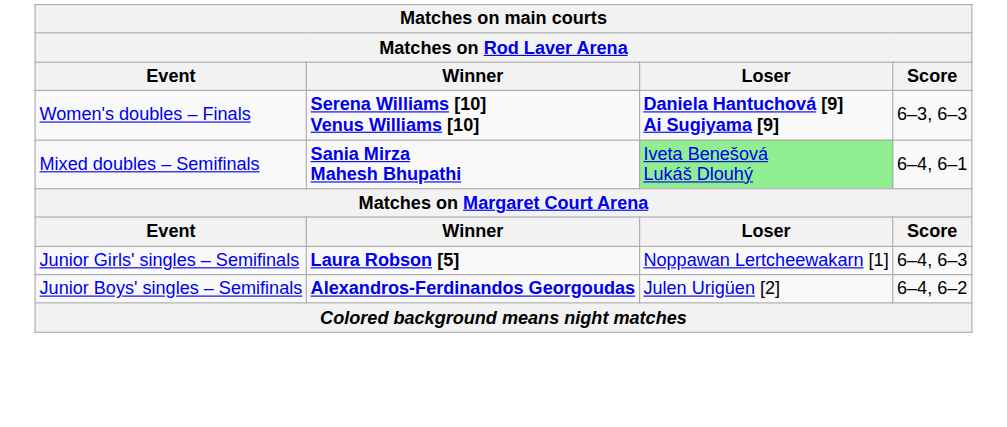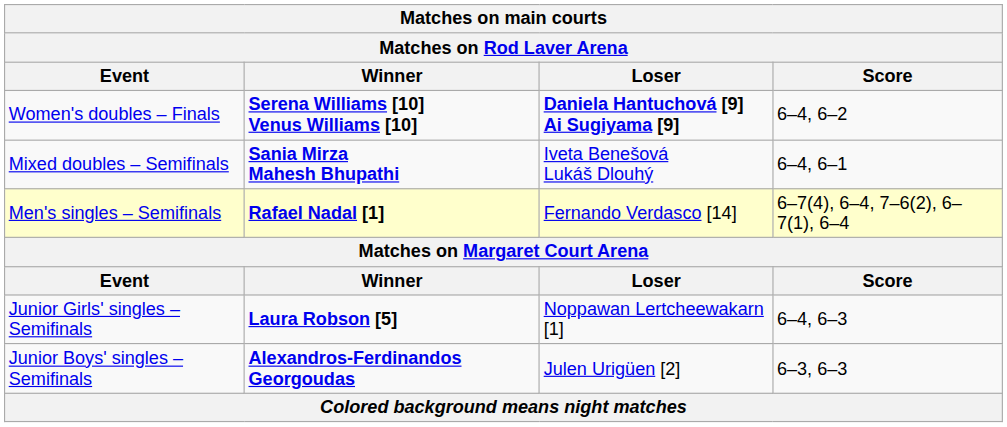(932, 115) 6–3, 6–3 -> (812, 115) 6–4, 6–2
(706, 164) lightgreen background -> (606, 164) no background
+ row: (115, 213)
(932, 288) 6–4, 6–2 -> (812, 368) 6–3, 6–3
